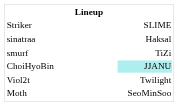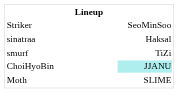(157, 25) SLIME -> (149, 25) SeoMinSoo
- row: (18, 80)
(149, 93) SeoMinSoo -> (157, 80) SLIME
